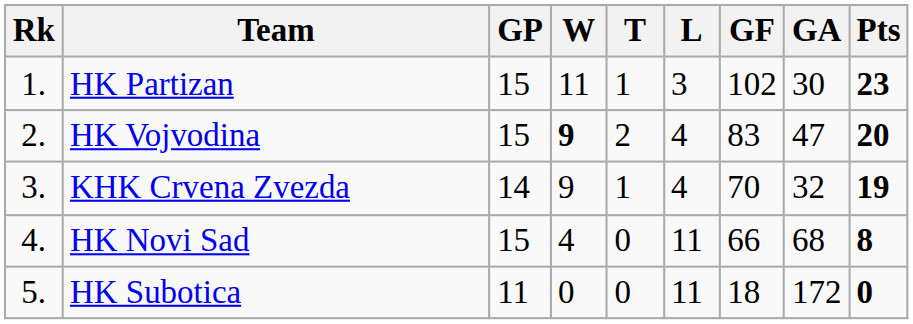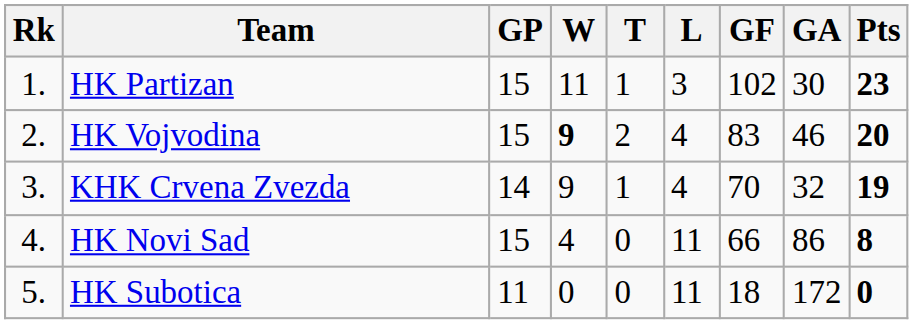(808, 135) 47 -> (808, 135) 46
(808, 239) 68 -> (808, 239) 86
